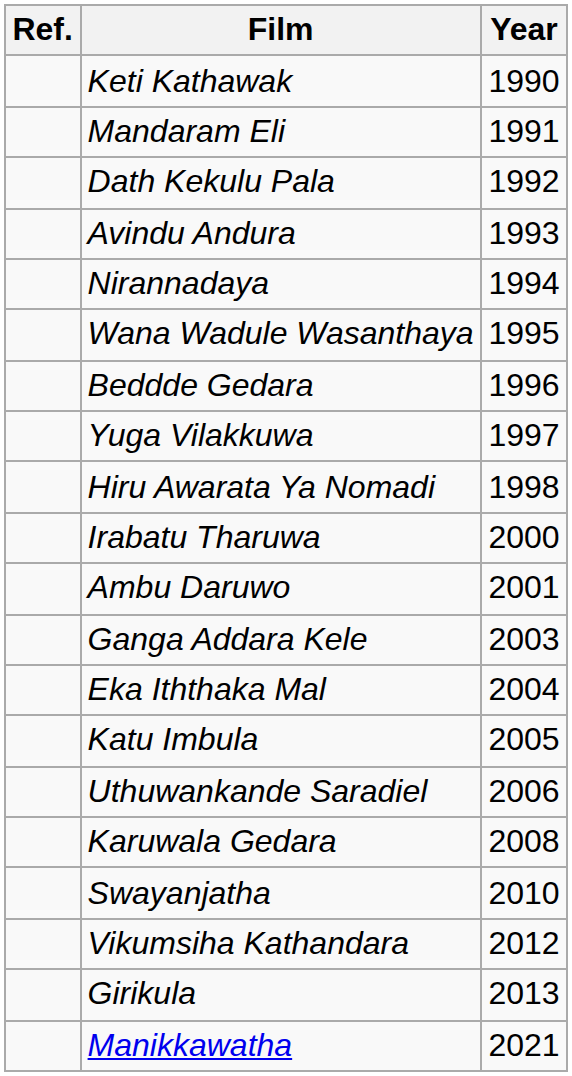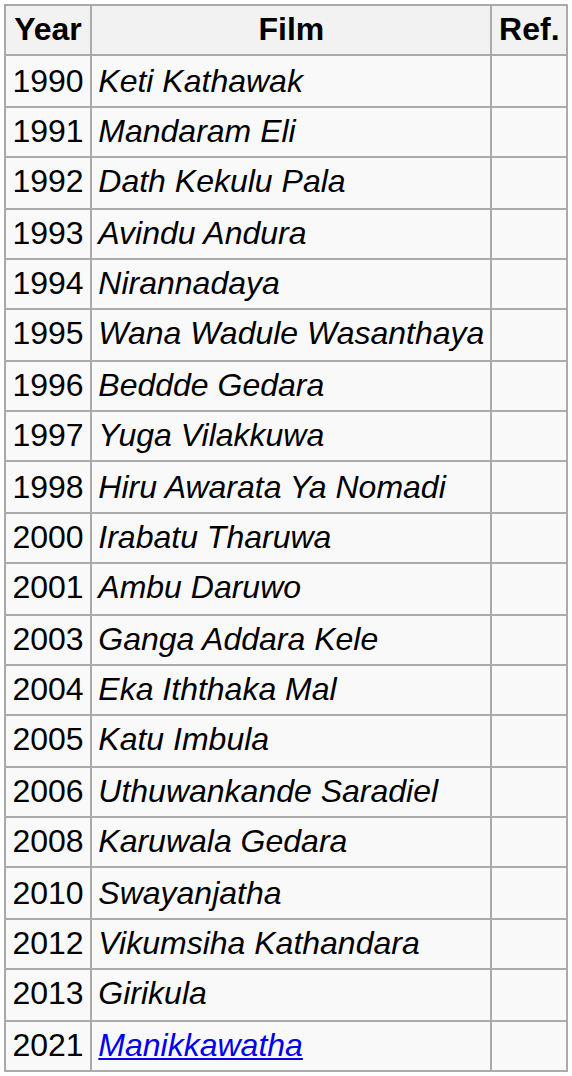columns swapped: (524, 29) <-> (43, 29)
